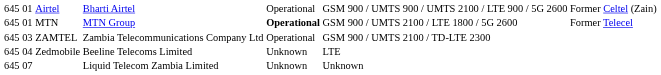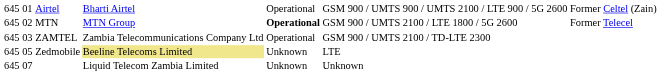(27, 23) 01 -> (27, 23) 02
(27, 51) 04 -> (27, 51) 05
(138, 51) no background -> (138, 51) khaki background
